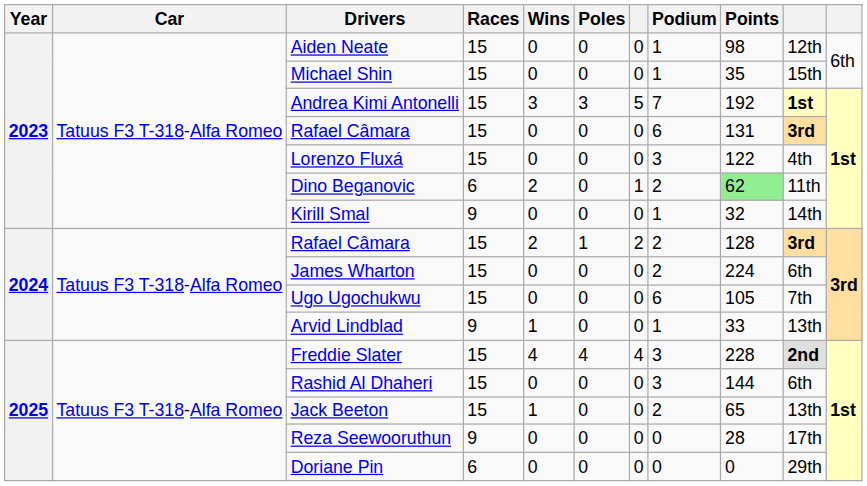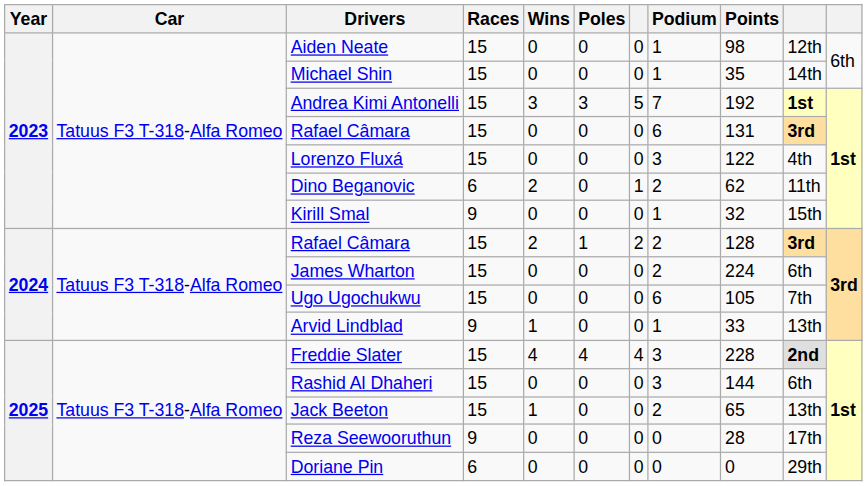(805, 75) 15th -> (805, 75) 14th
(735, 187) lightgreen background -> (735, 187) no background
(805, 215) 14th -> (805, 215) 15th
